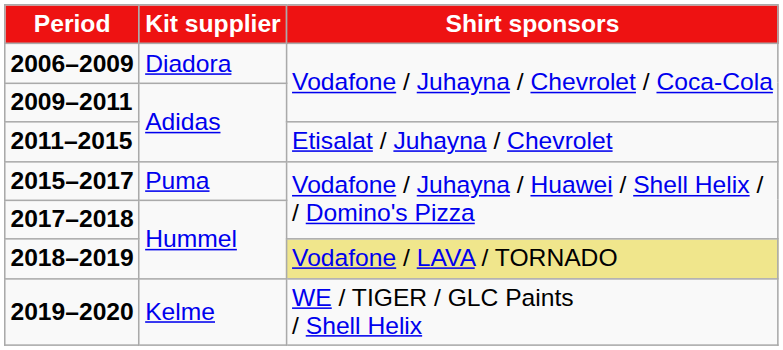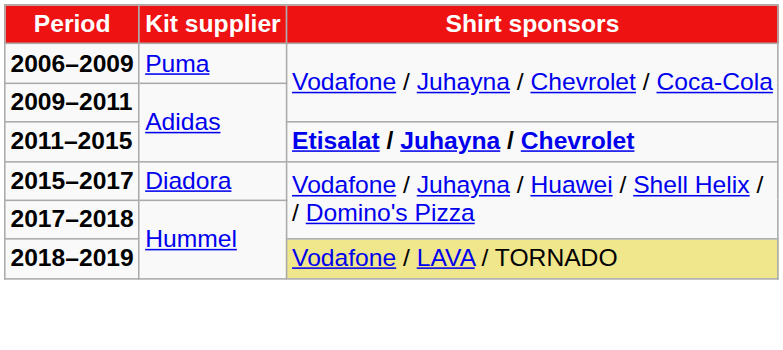(188, 63) Diadora -> (177, 63) Puma
(452, 141) normal -> (463, 141) bold
(177, 180) Puma -> (188, 180) Diadora
- row: (72, 311)
